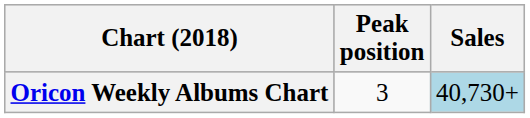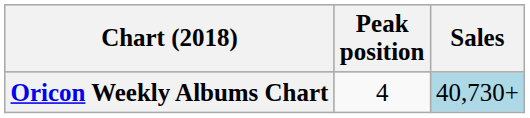(382, 91) 3 -> (382, 91) 4
